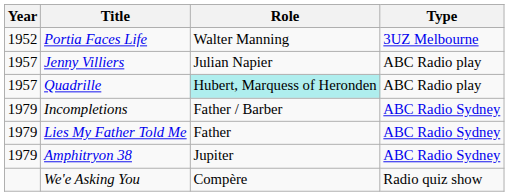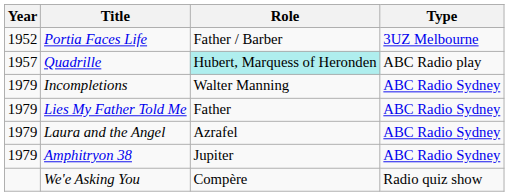(241, 39) Walter Manning -> (238, 39) Father / Barber
- row: (84, 62)
(238, 109) Father / Barber -> (241, 86) Walter Manning
+ row: (105, 132)
